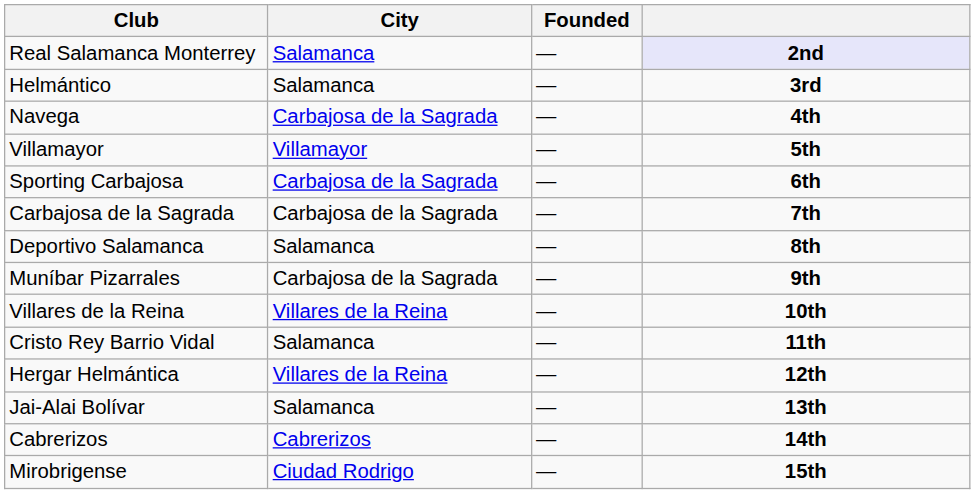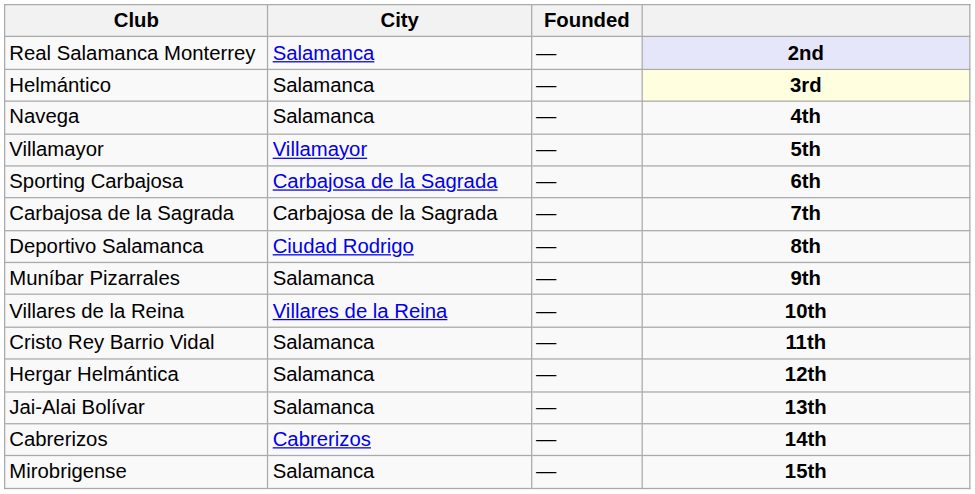(806, 85) no background -> (806, 85) lightyellow background
(385, 117) Carbajosa de la Sagrada -> (324, 117) Salamanca
(324, 246) Salamanca -> (343, 246) Ciudad Rodrigo
(385, 278) Carbajosa de la Sagrada -> (324, 278) Salamanca
(360, 375) Villares de la Reina -> (324, 375) Salamanca
(343, 471) Ciudad Rodrigo -> (324, 471) Salamanca
